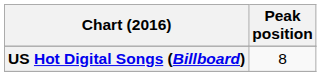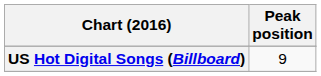(283, 58) 8 -> (283, 58) 9
